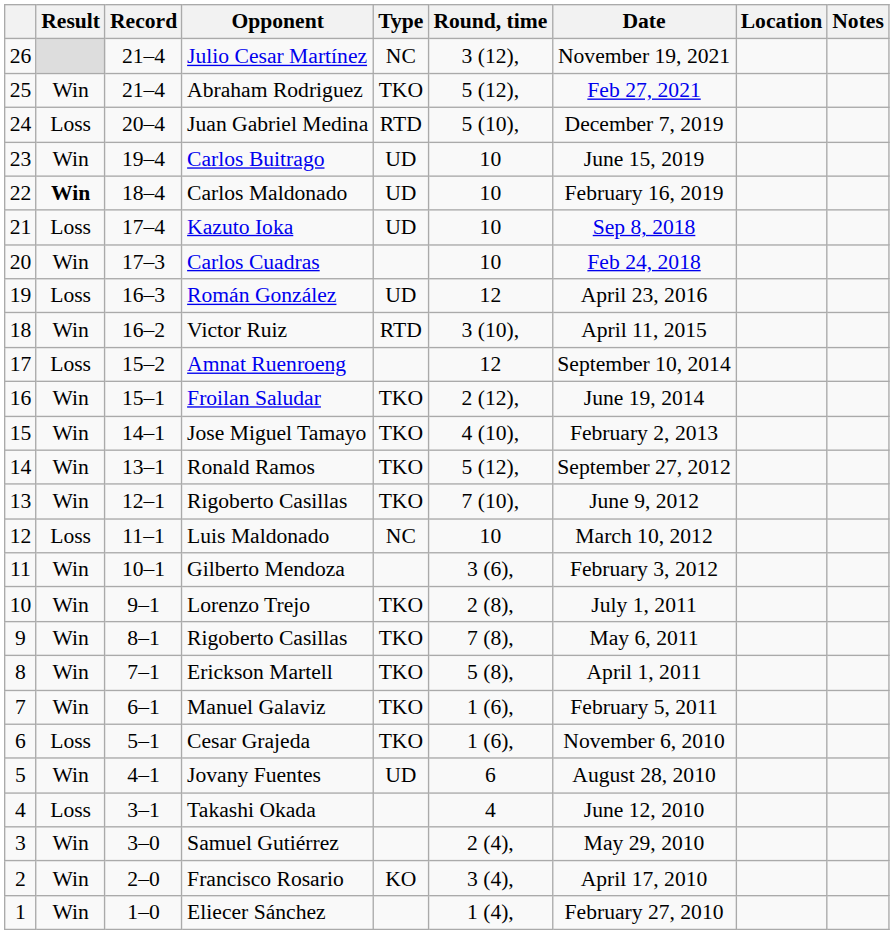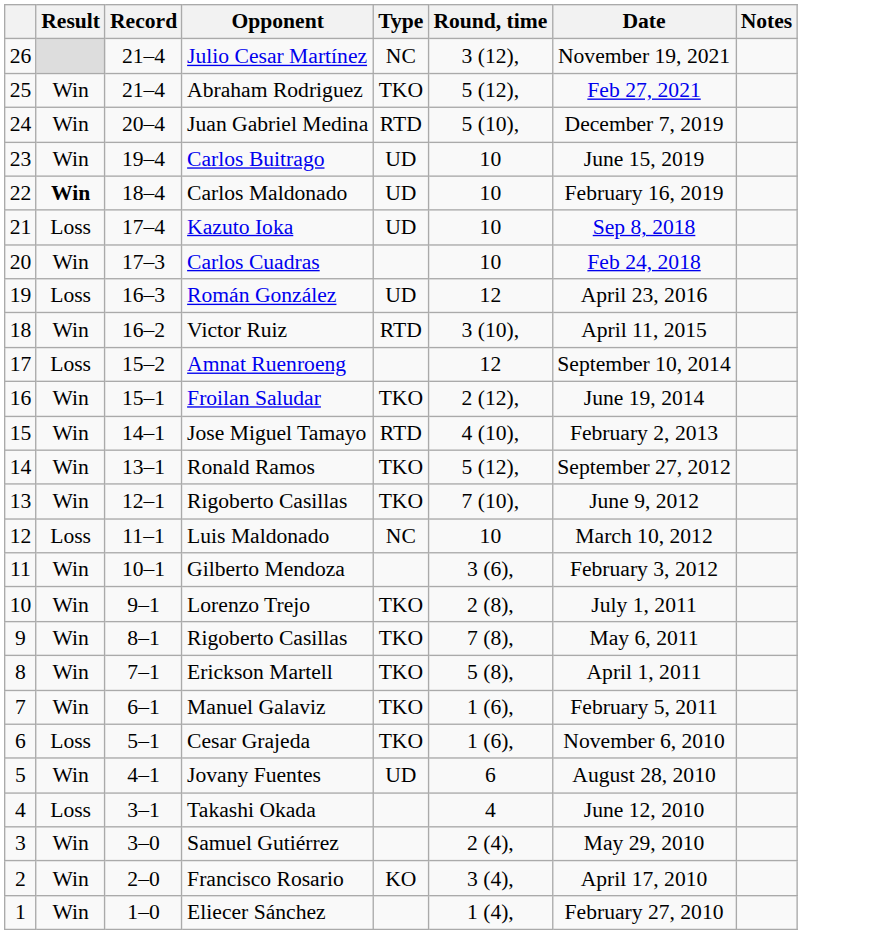- column: (781, 21)
(71, 124) Loss -> (71, 124) Win
(401, 432) TKO -> (401, 432) RTD
